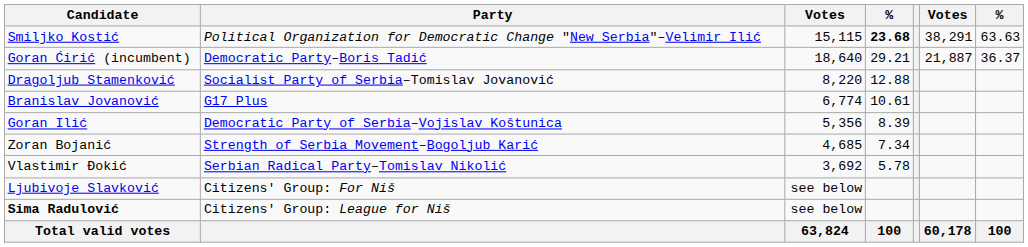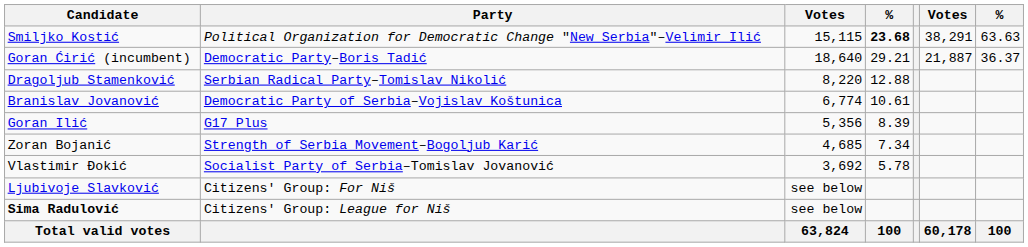(379, 80) Socialist Party of Serbia–Tomislav Jovanović -> (355, 80) Serbian Radical Party–Tomislav Nikolić
(236, 102) G17 Plus -> (383, 102) Democratic Party of Serbia–Vojislav Koštunica
(383, 123) Democratic Party of Serbia–Vojislav Koštunica -> (236, 123) G17 Plus
(355, 167) Serbian Radical Party–Tomislav Nikolić -> (379, 167) Socialist Party of Serbia–Tomislav Jovanović
